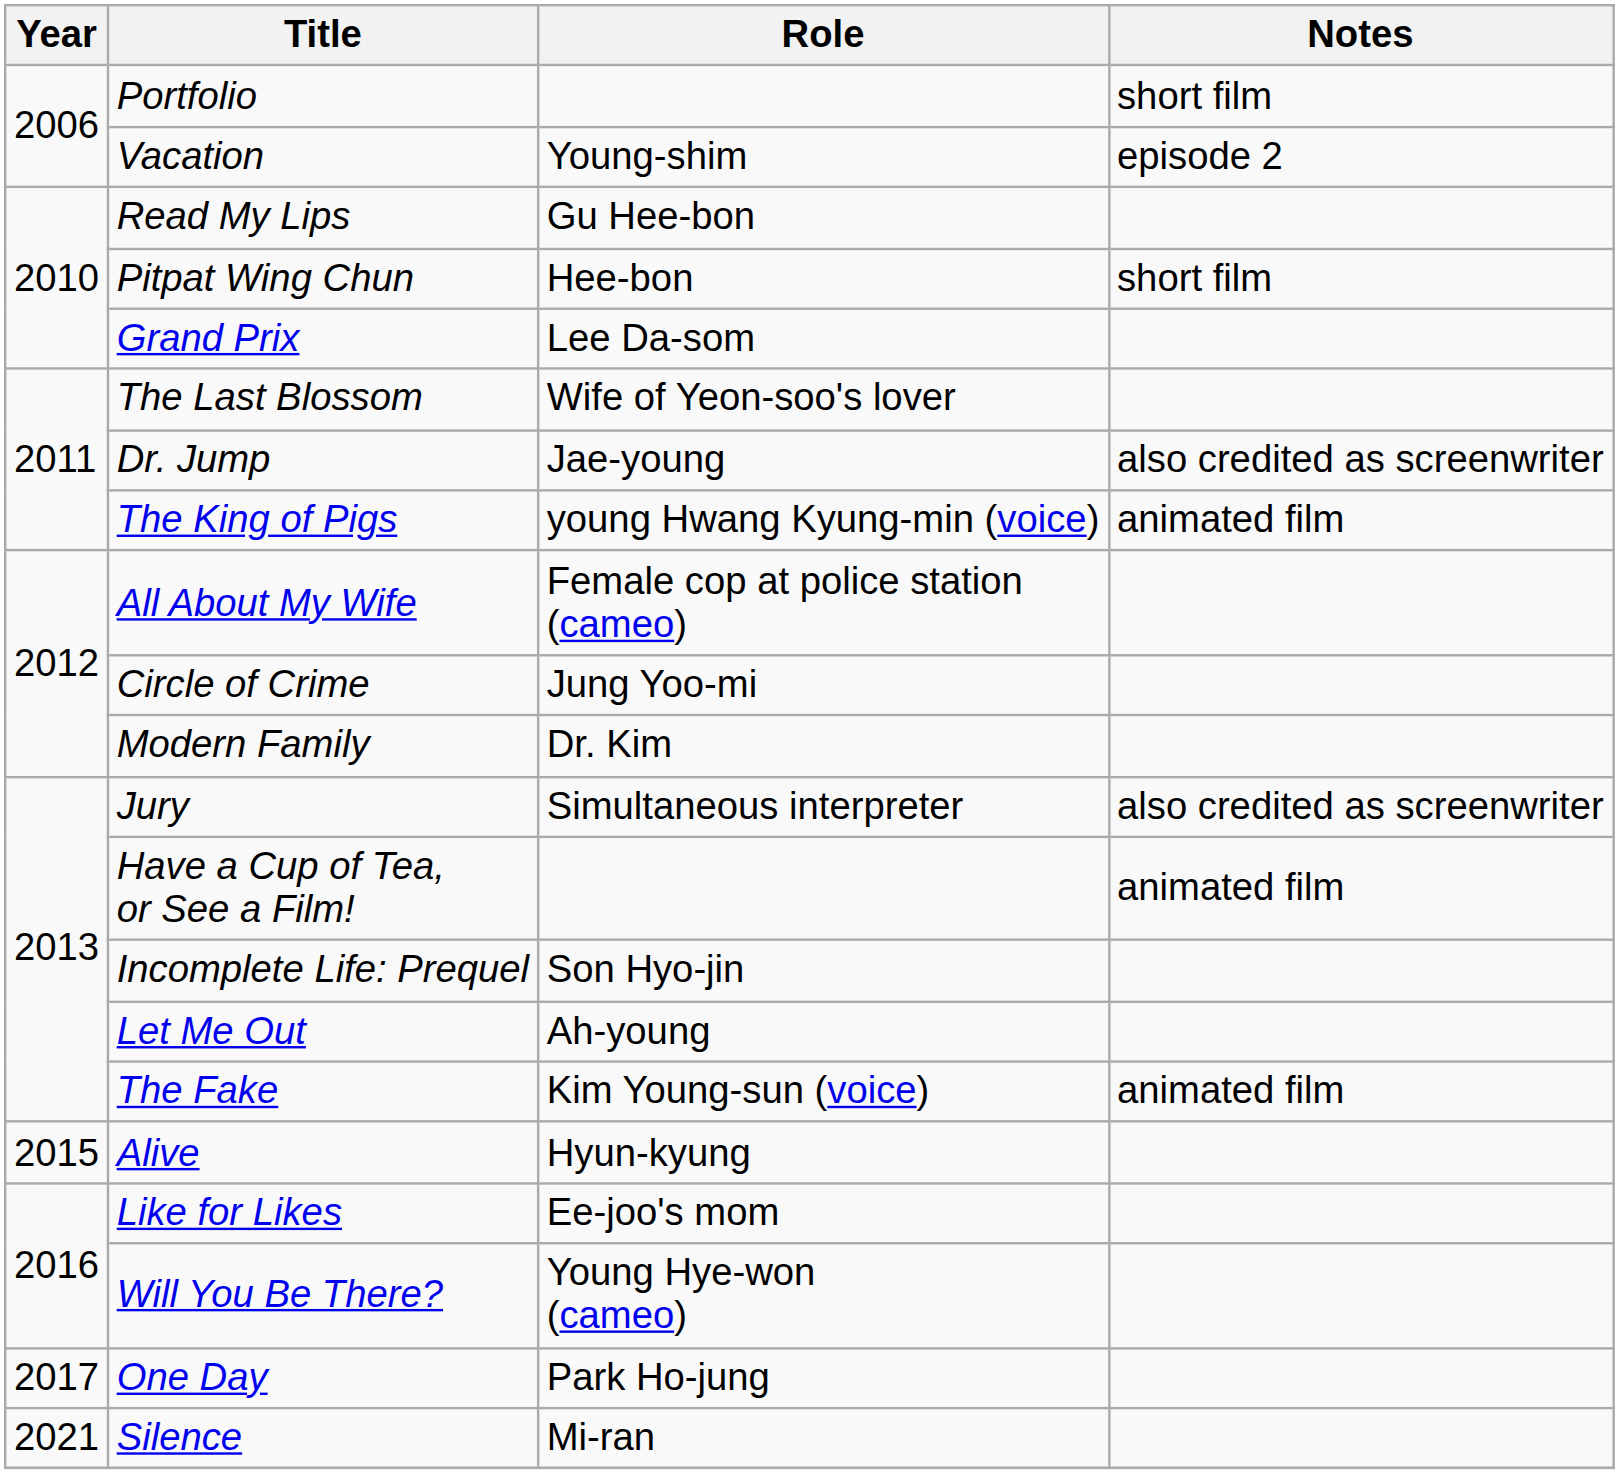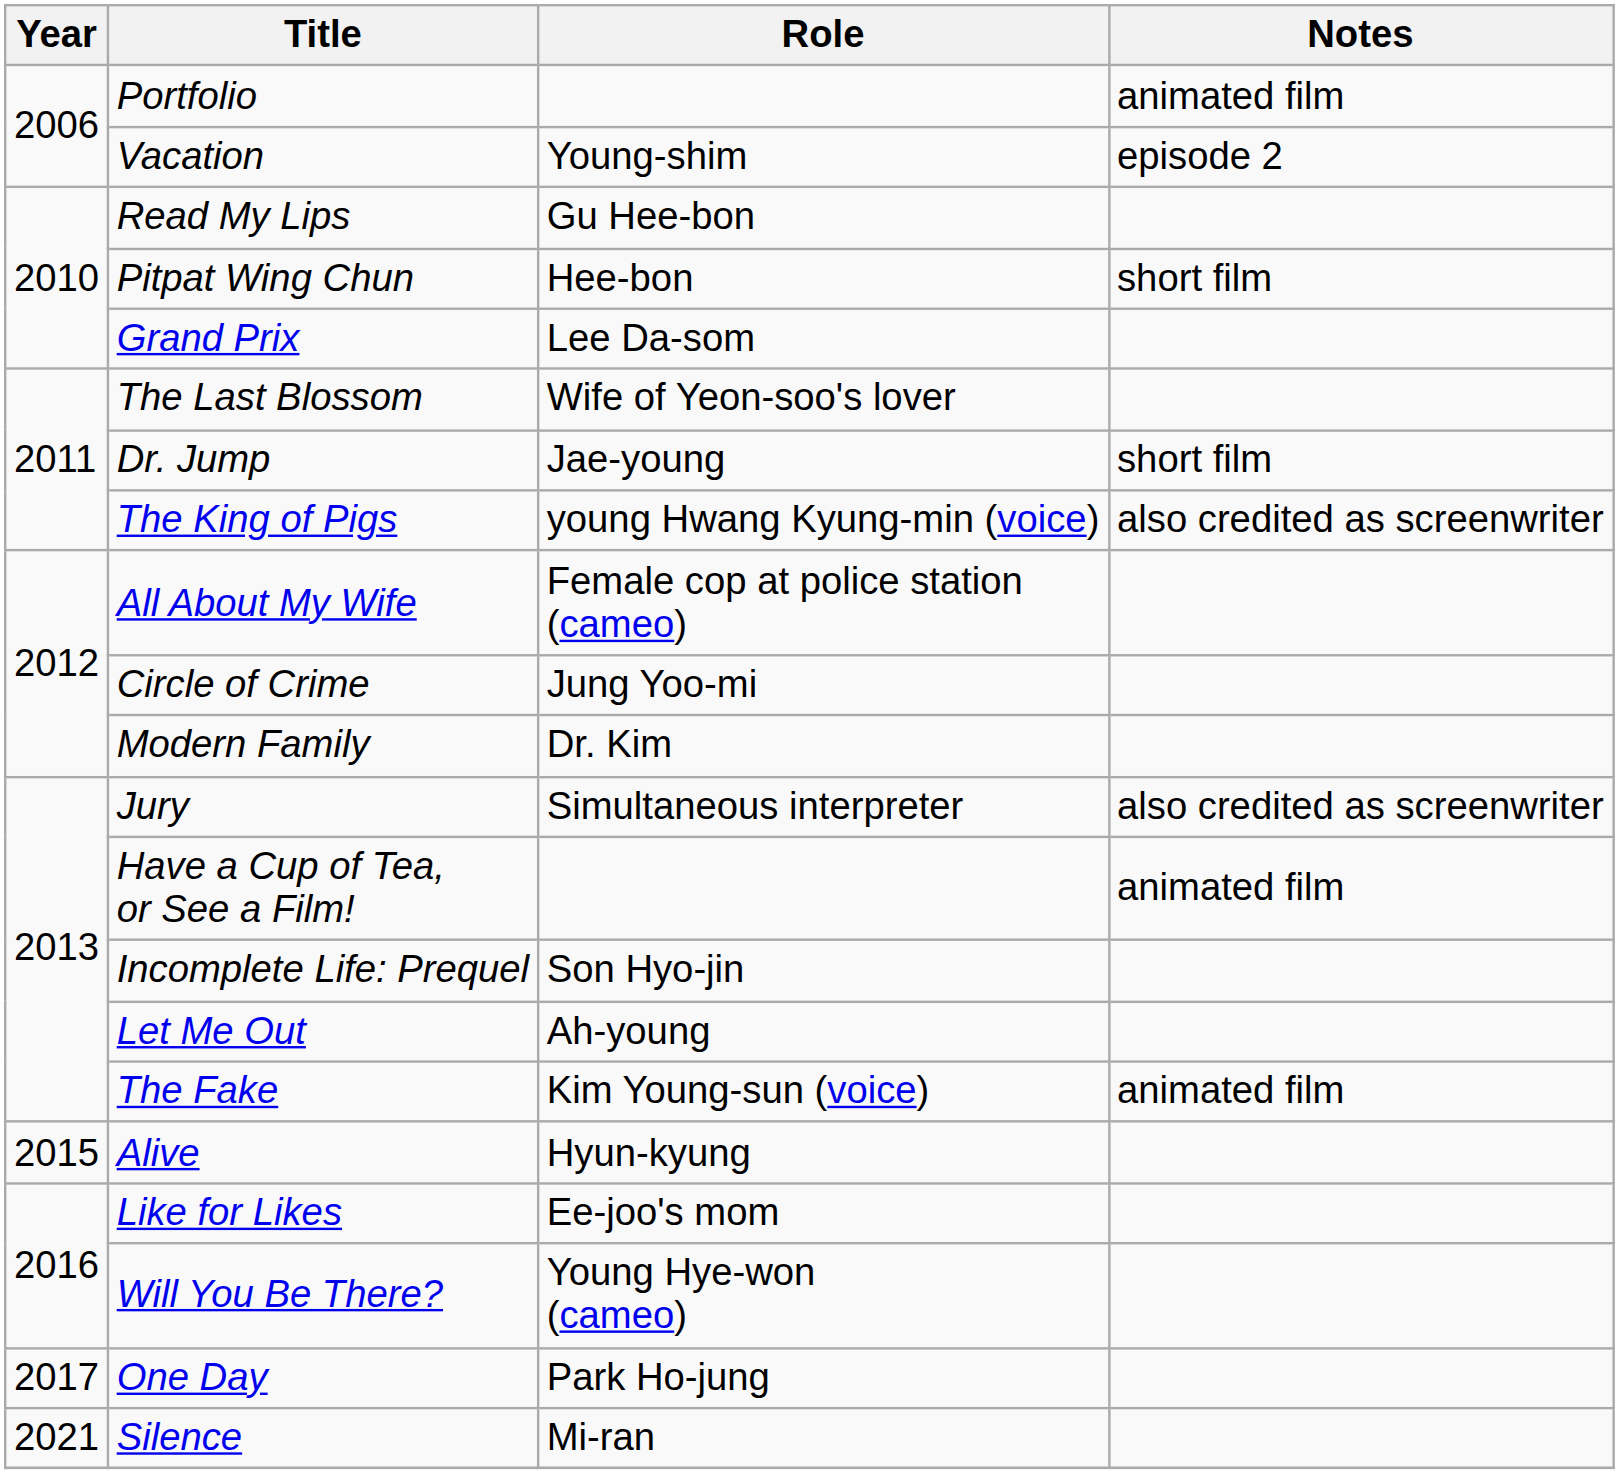(1195, 95) short film -> (1231, 95) animated film
(1360, 459) also credited as screenwriter -> (1195, 459) short film
(1231, 519) animated film -> (1360, 519) also credited as screenwriter
